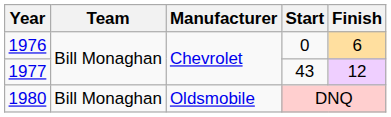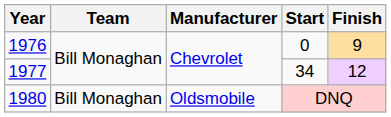(357, 45) 6 -> (357, 45) 9
(305, 72) 43 -> (305, 72) 34
